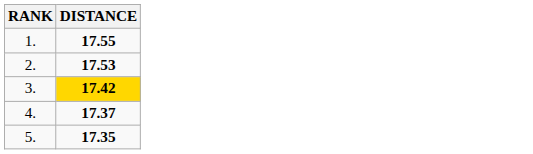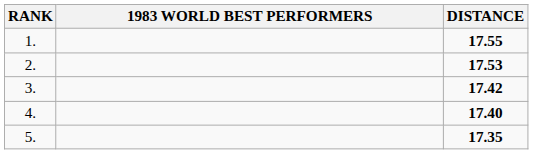+ column: (250, 16)
(98, 88) gold background -> (485, 88) no background
(98, 112) 17.37 -> (485, 112) 17.40
